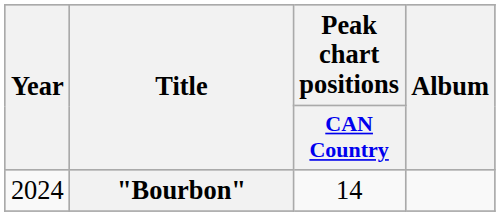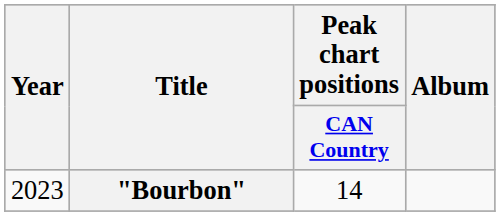(37, 189) 2024 -> (37, 189) 2023
